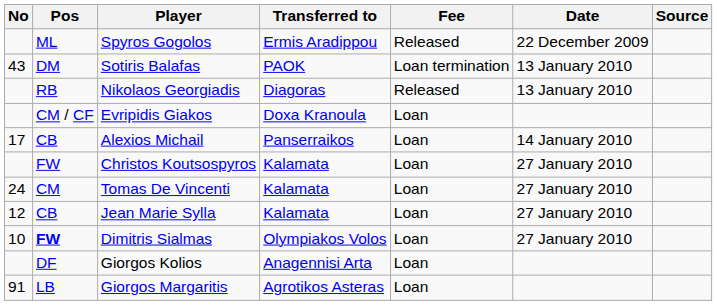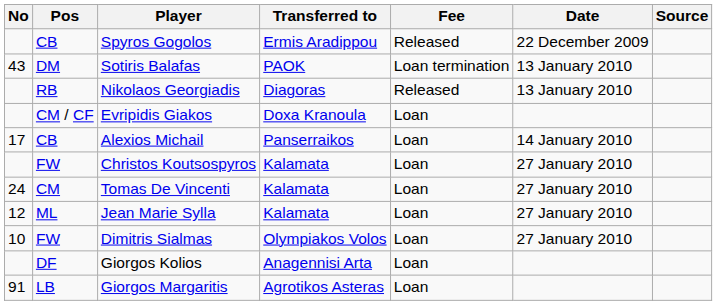(47, 41) ML -> (47, 41) CB
(47, 213) CB -> (47, 213) ML
(48, 238) bold -> (48, 238) normal
